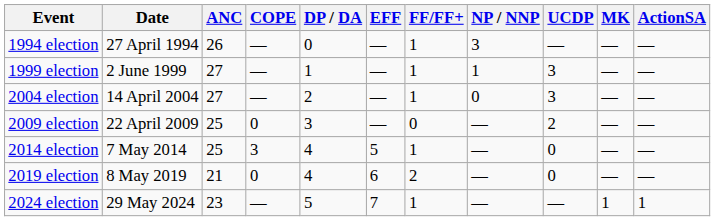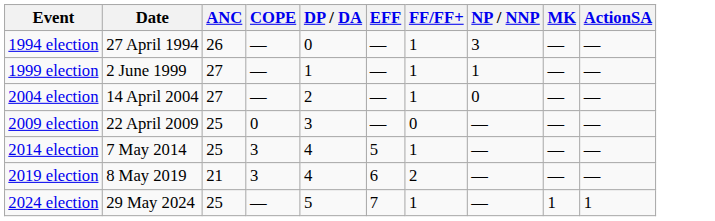- column: (571, 17)
(254, 176) 0 -> (254, 176) 3
(215, 202) 23 -> (215, 202) 25
